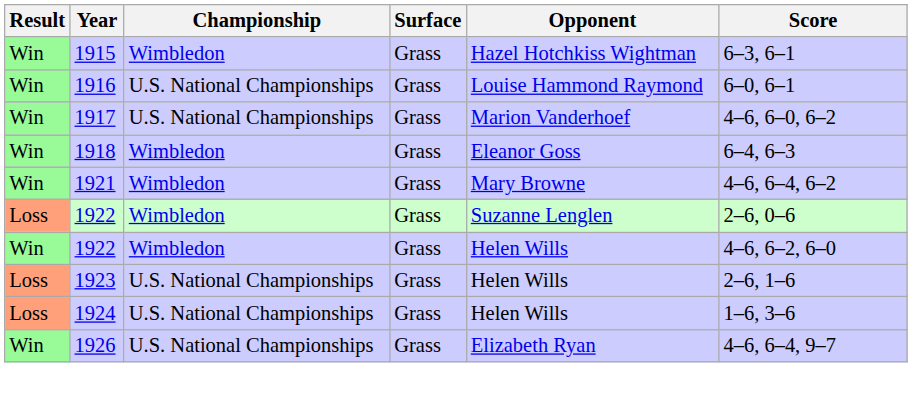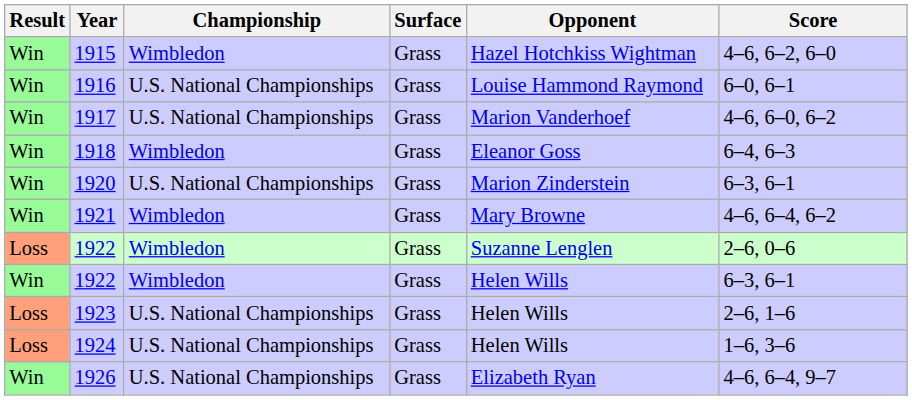(759, 53) 6–3, 6–1 -> (780, 53) 4–6, 6–2, 6–0
+ row: (27, 183)
(780, 248) 4–6, 6–2, 6–0 -> (759, 280) 6–3, 6–1
